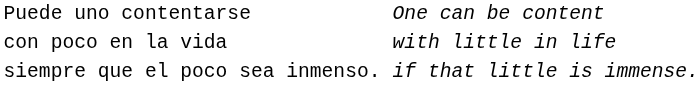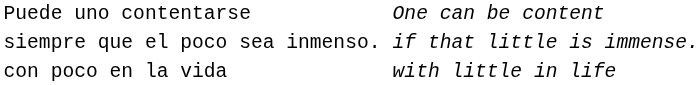rows swapped: (115, 43) <-> (192, 71)
